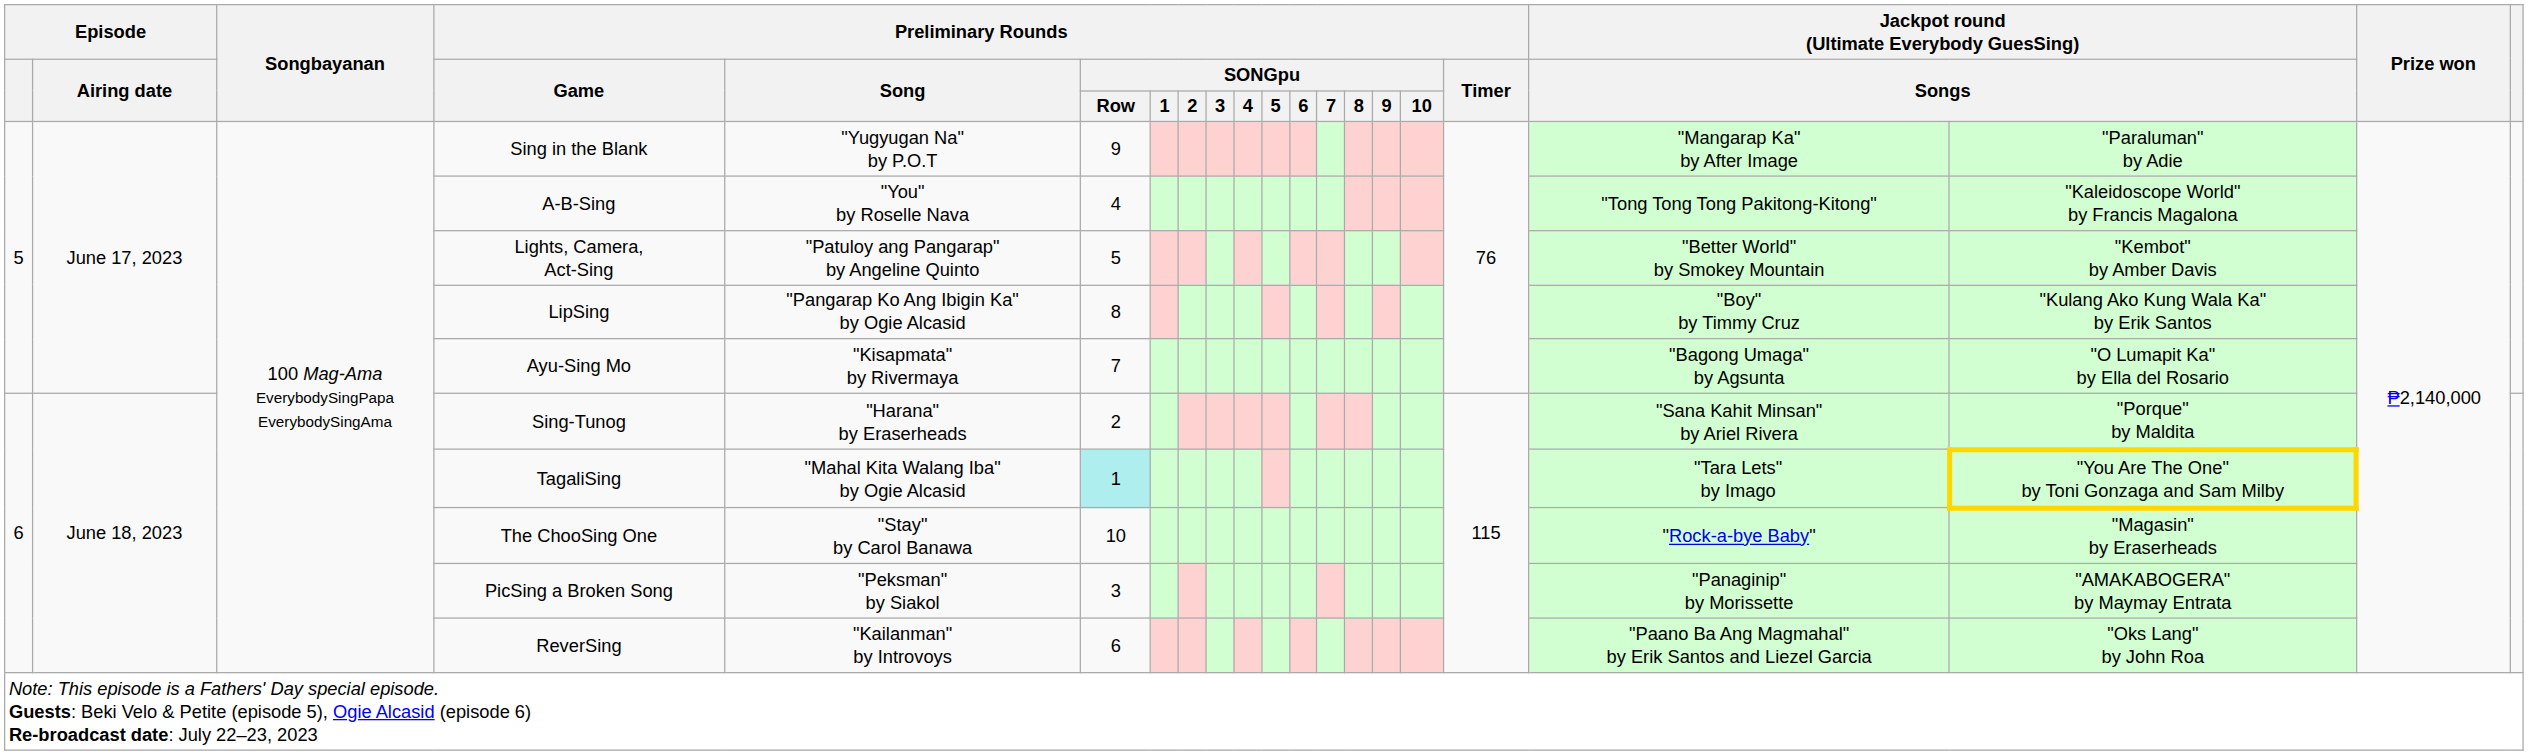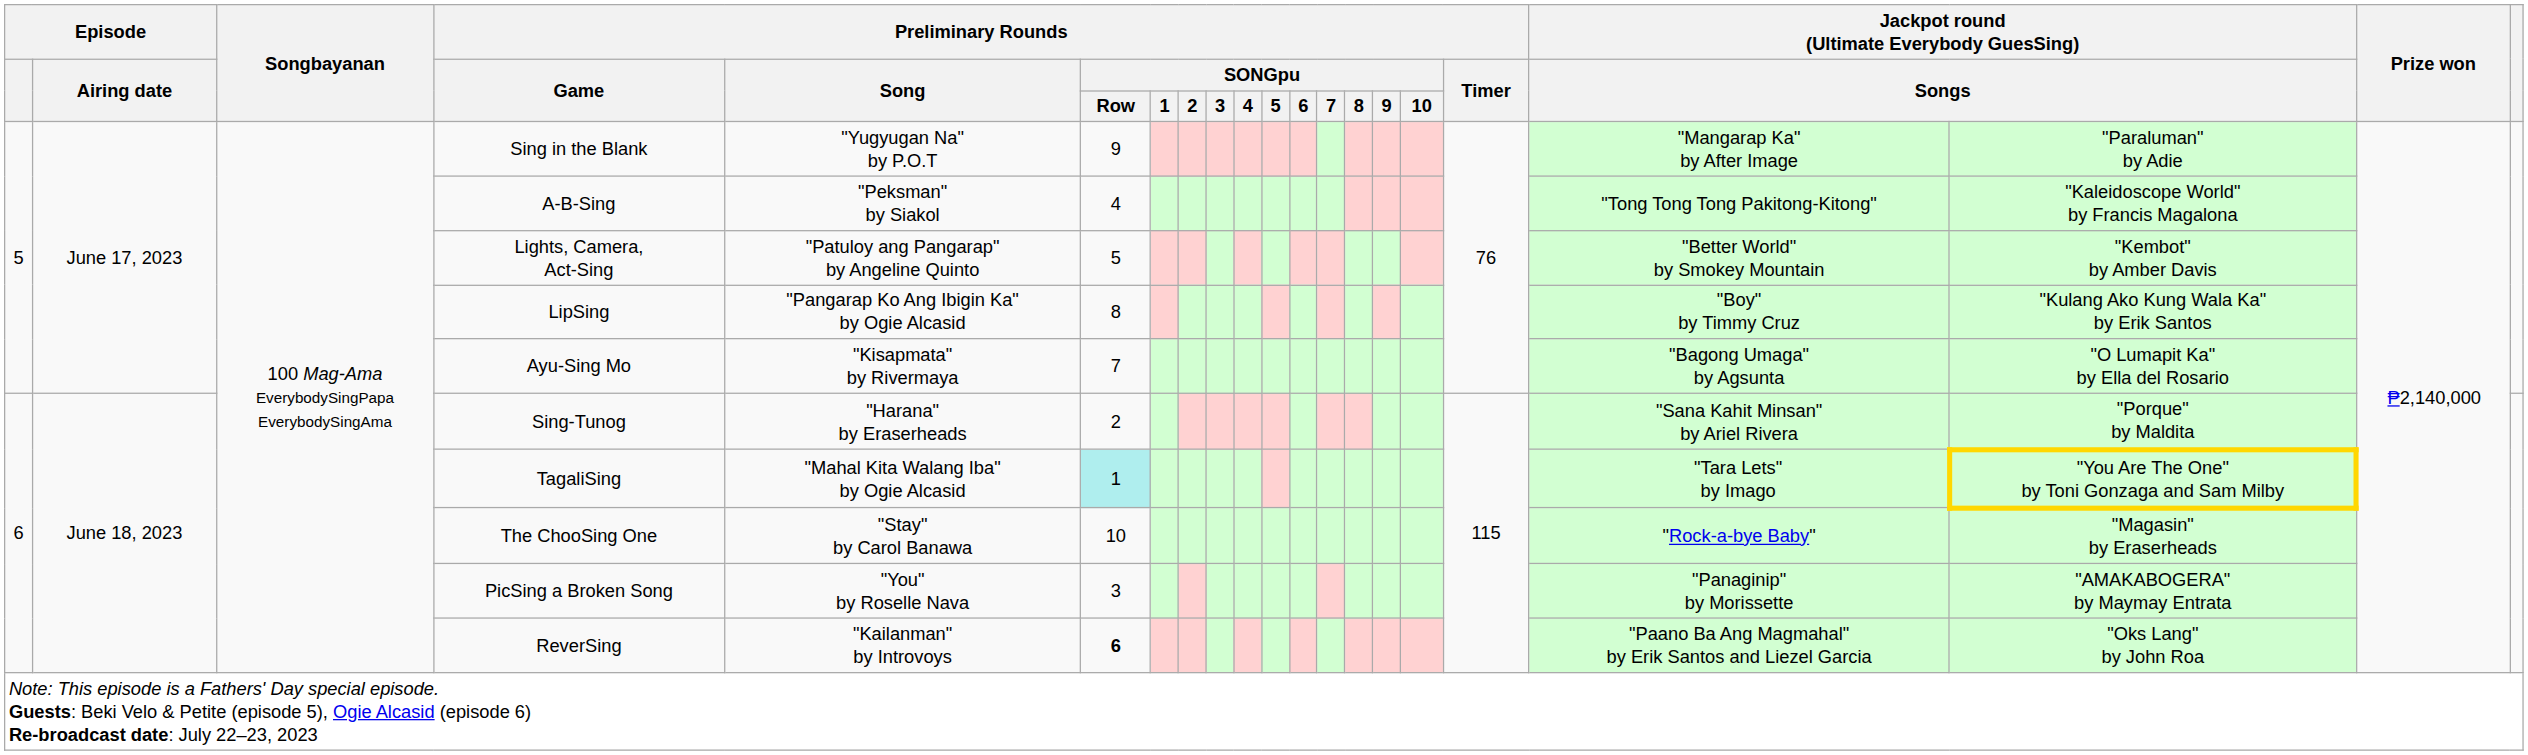(903, 204) "You" by Roselle Nava -> (903, 204) "Peksman" by Siakol
(903, 591) "Peksman" by Siakol -> (903, 591) "You" by Roselle Nava
(1116, 646) normal -> (1116, 646) bold
